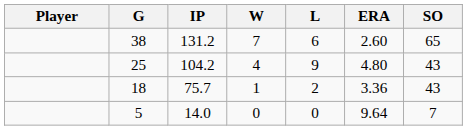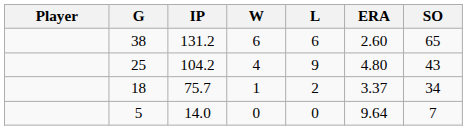(256, 40) 7 -> (256, 40) 6
(374, 88) 3.36 -> (374, 88) 3.37
(433, 88) 43 -> (433, 88) 34
